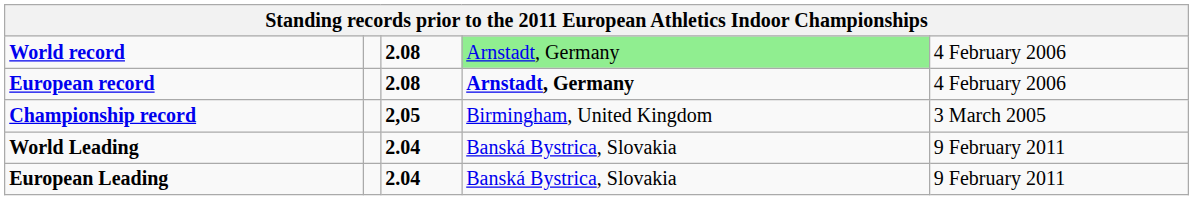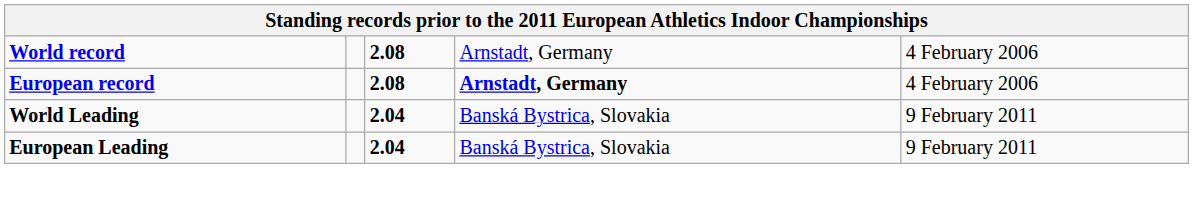(543, 52) lightgreen background -> (536, 52) no background
- row: (103, 115)
